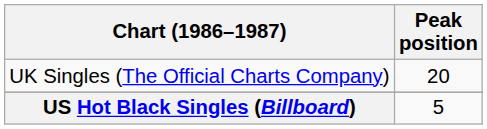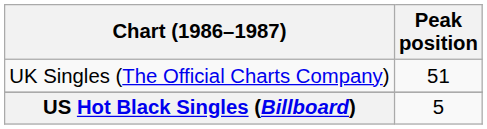(438, 75) 20 -> (438, 75) 51
